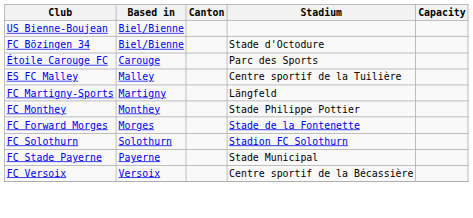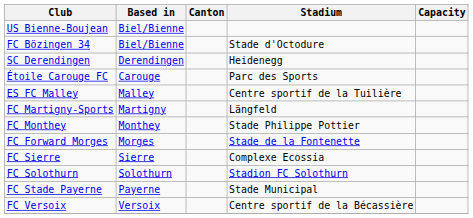+ row: (48, 61)
+ row: (34, 157)
